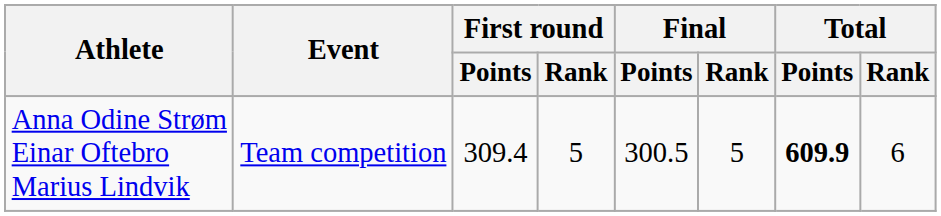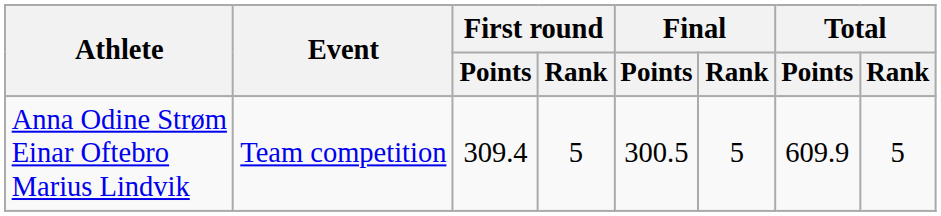(817, 153) bold -> (817, 153) normal
(898, 153) 6 -> (898, 153) 5
